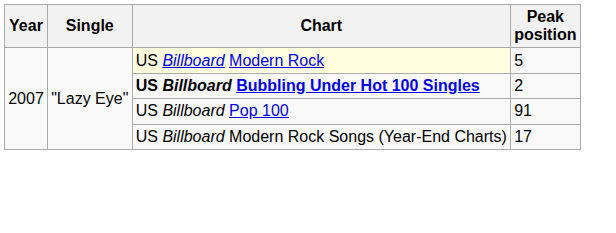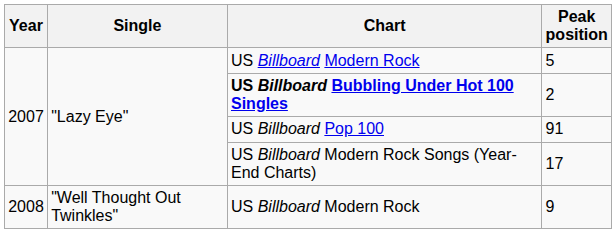(230, 60) lightyellow background -> (325, 60) no background
+ row: (550, 207)
